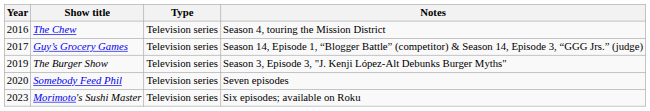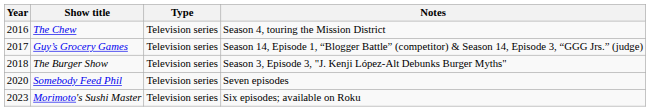(18, 64) 2019 -> (18, 64) 2018
